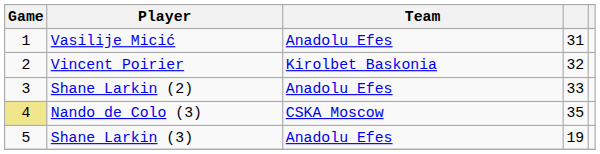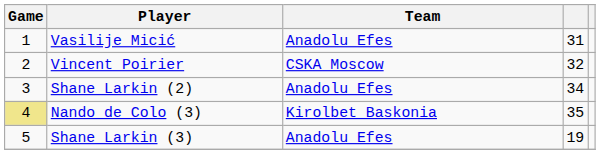(361, 65) Kirolbet Baskonia -> (335, 65) CSKA Moscow
(575, 89) 33 -> (575, 89) 34
(335, 113) CSKA Moscow -> (361, 113) Kirolbet Baskonia
